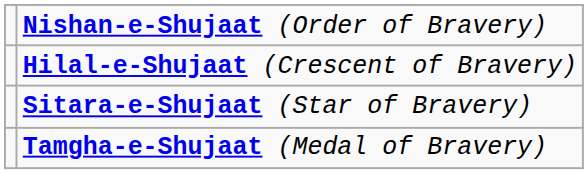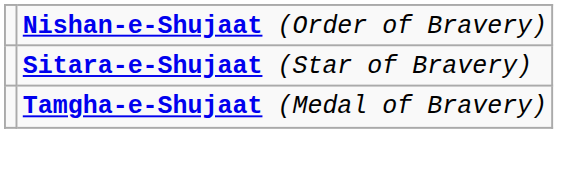- row: (300, 66)
